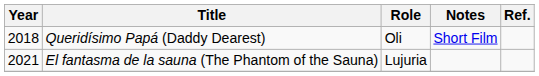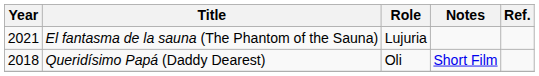rows swapped: (155, 37) <-> (212, 60)
